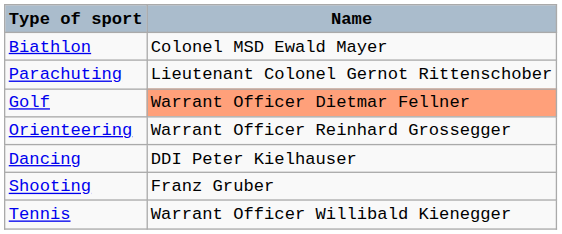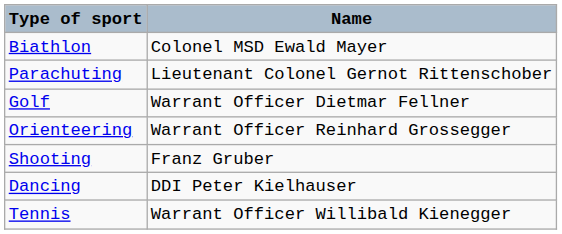(310, 103) lightsalmon background -> (310, 103) no background
rows swapped: (50, 186) <-> (45, 158)
